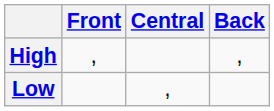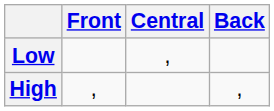rows swapped: (33, 55) <-> (33, 88)
